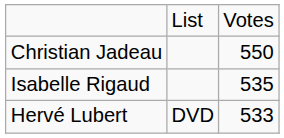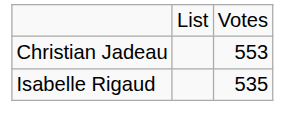(257, 52) 550 -> (251, 52) 553
- row: (69, 116)
